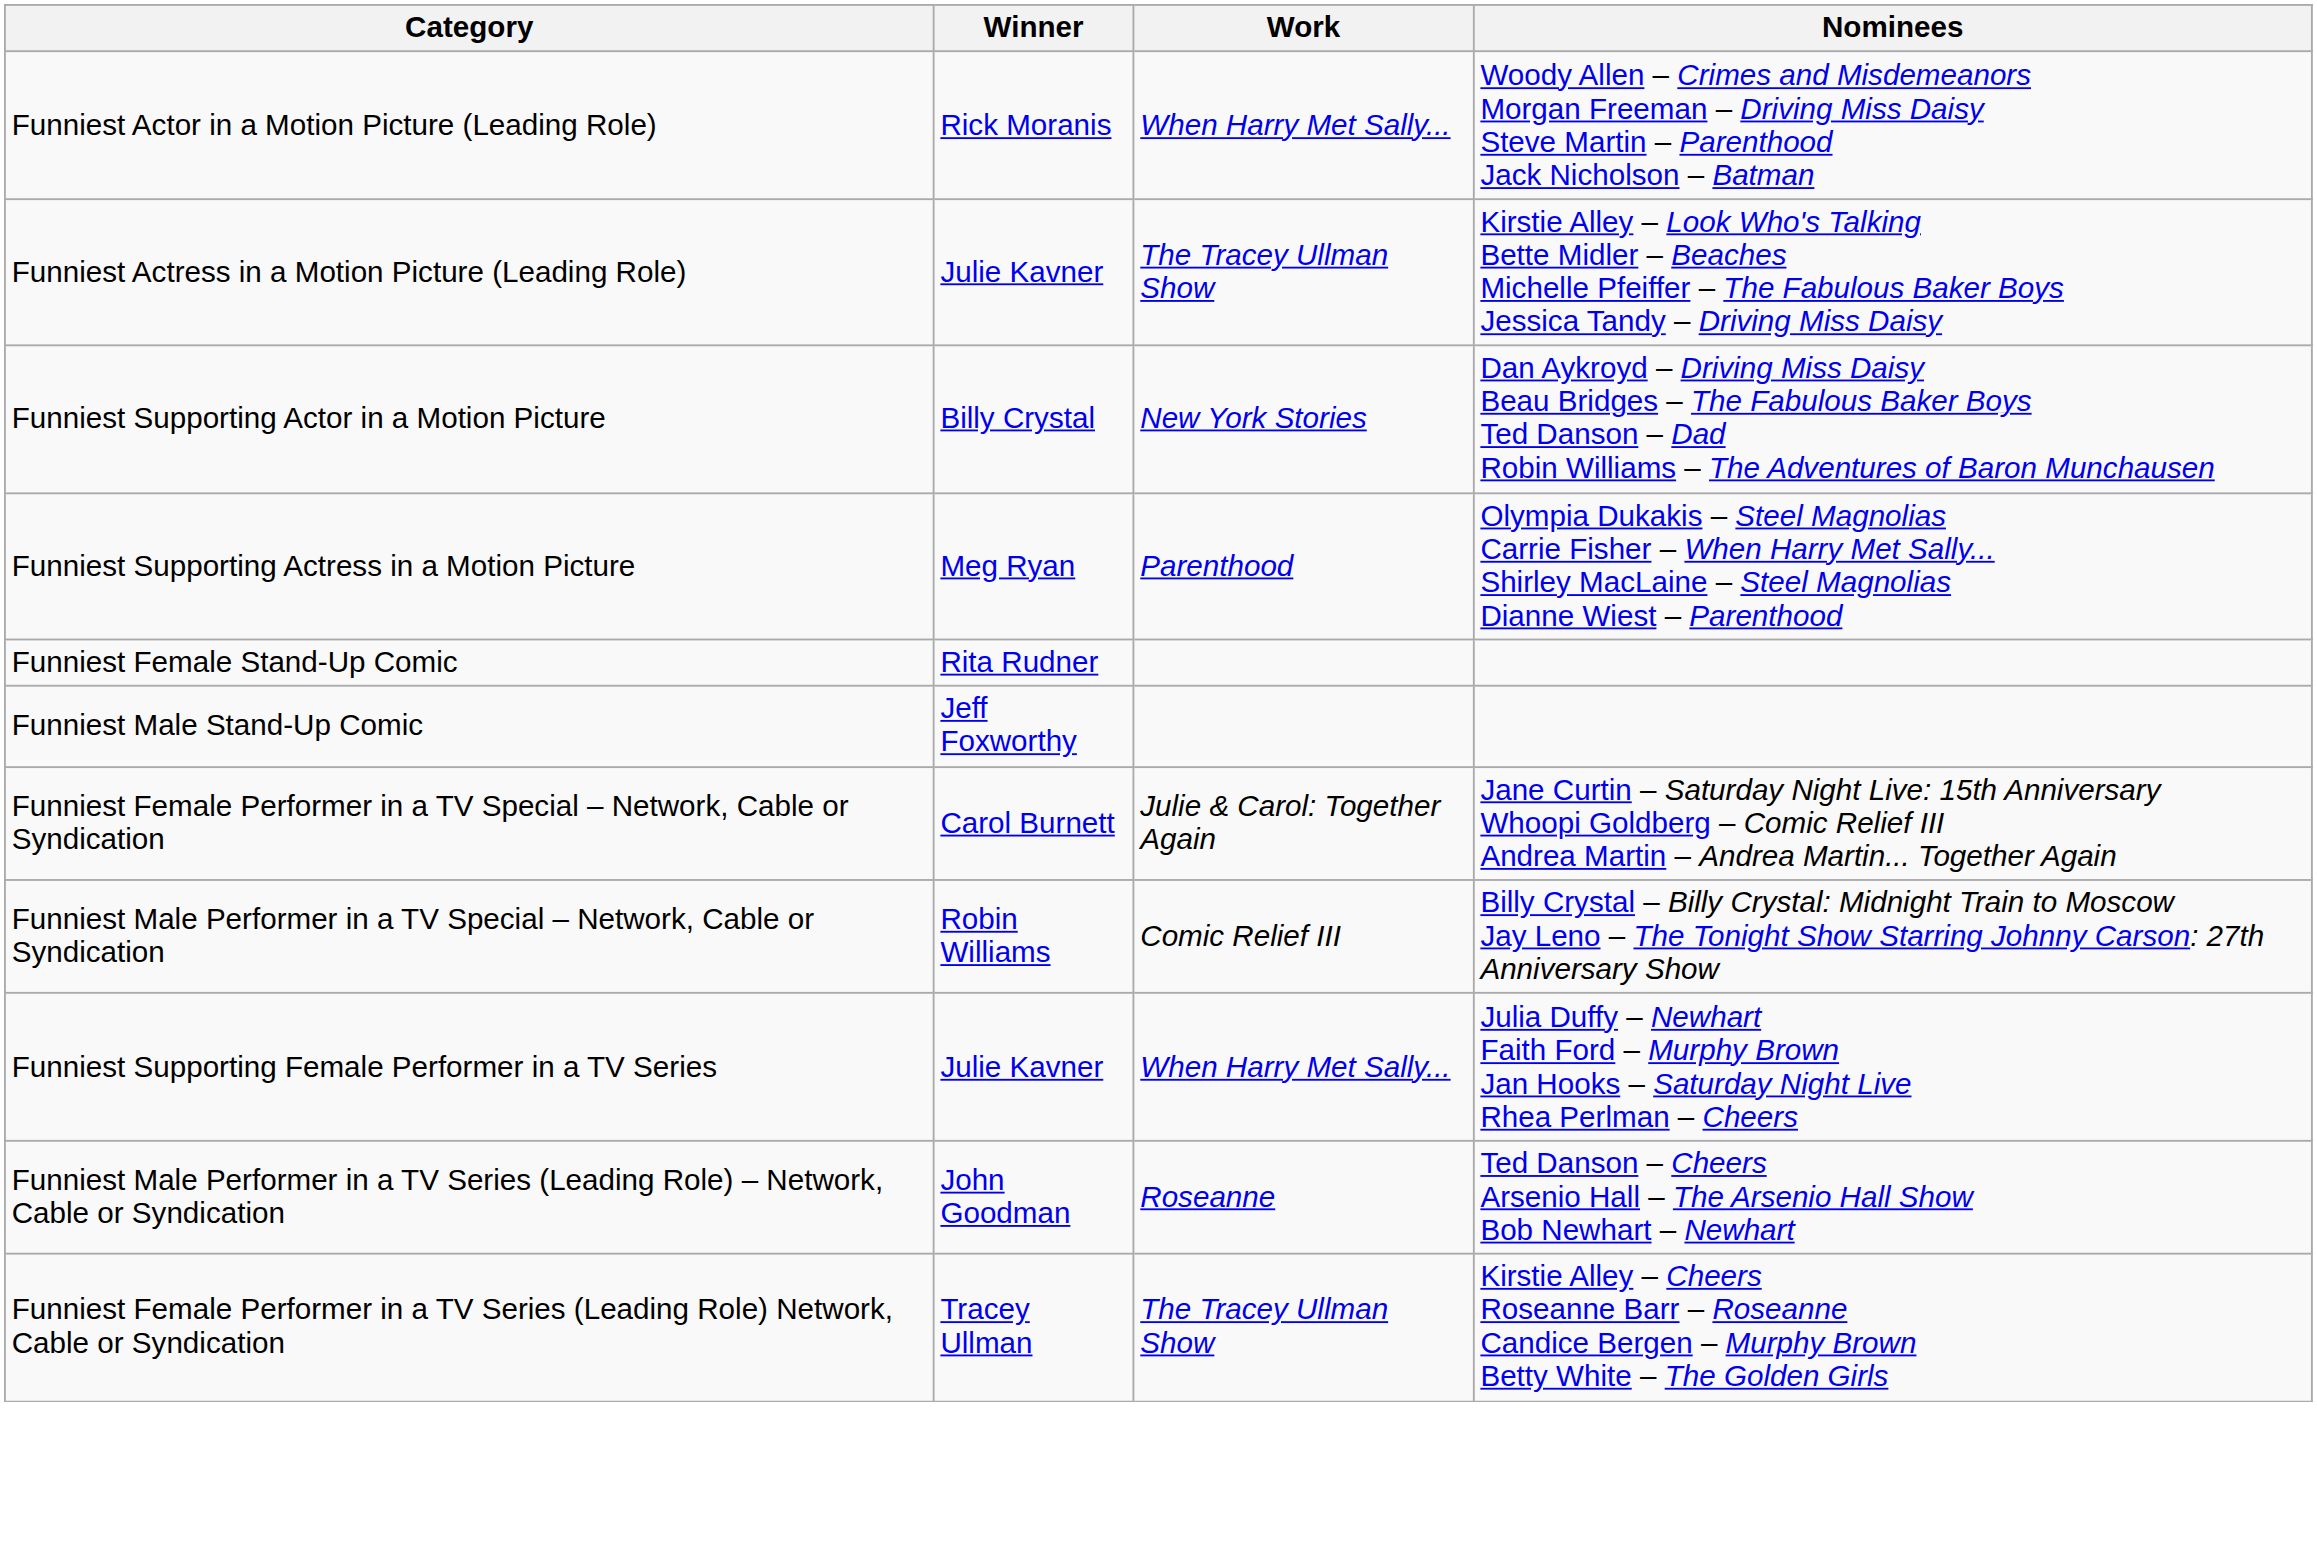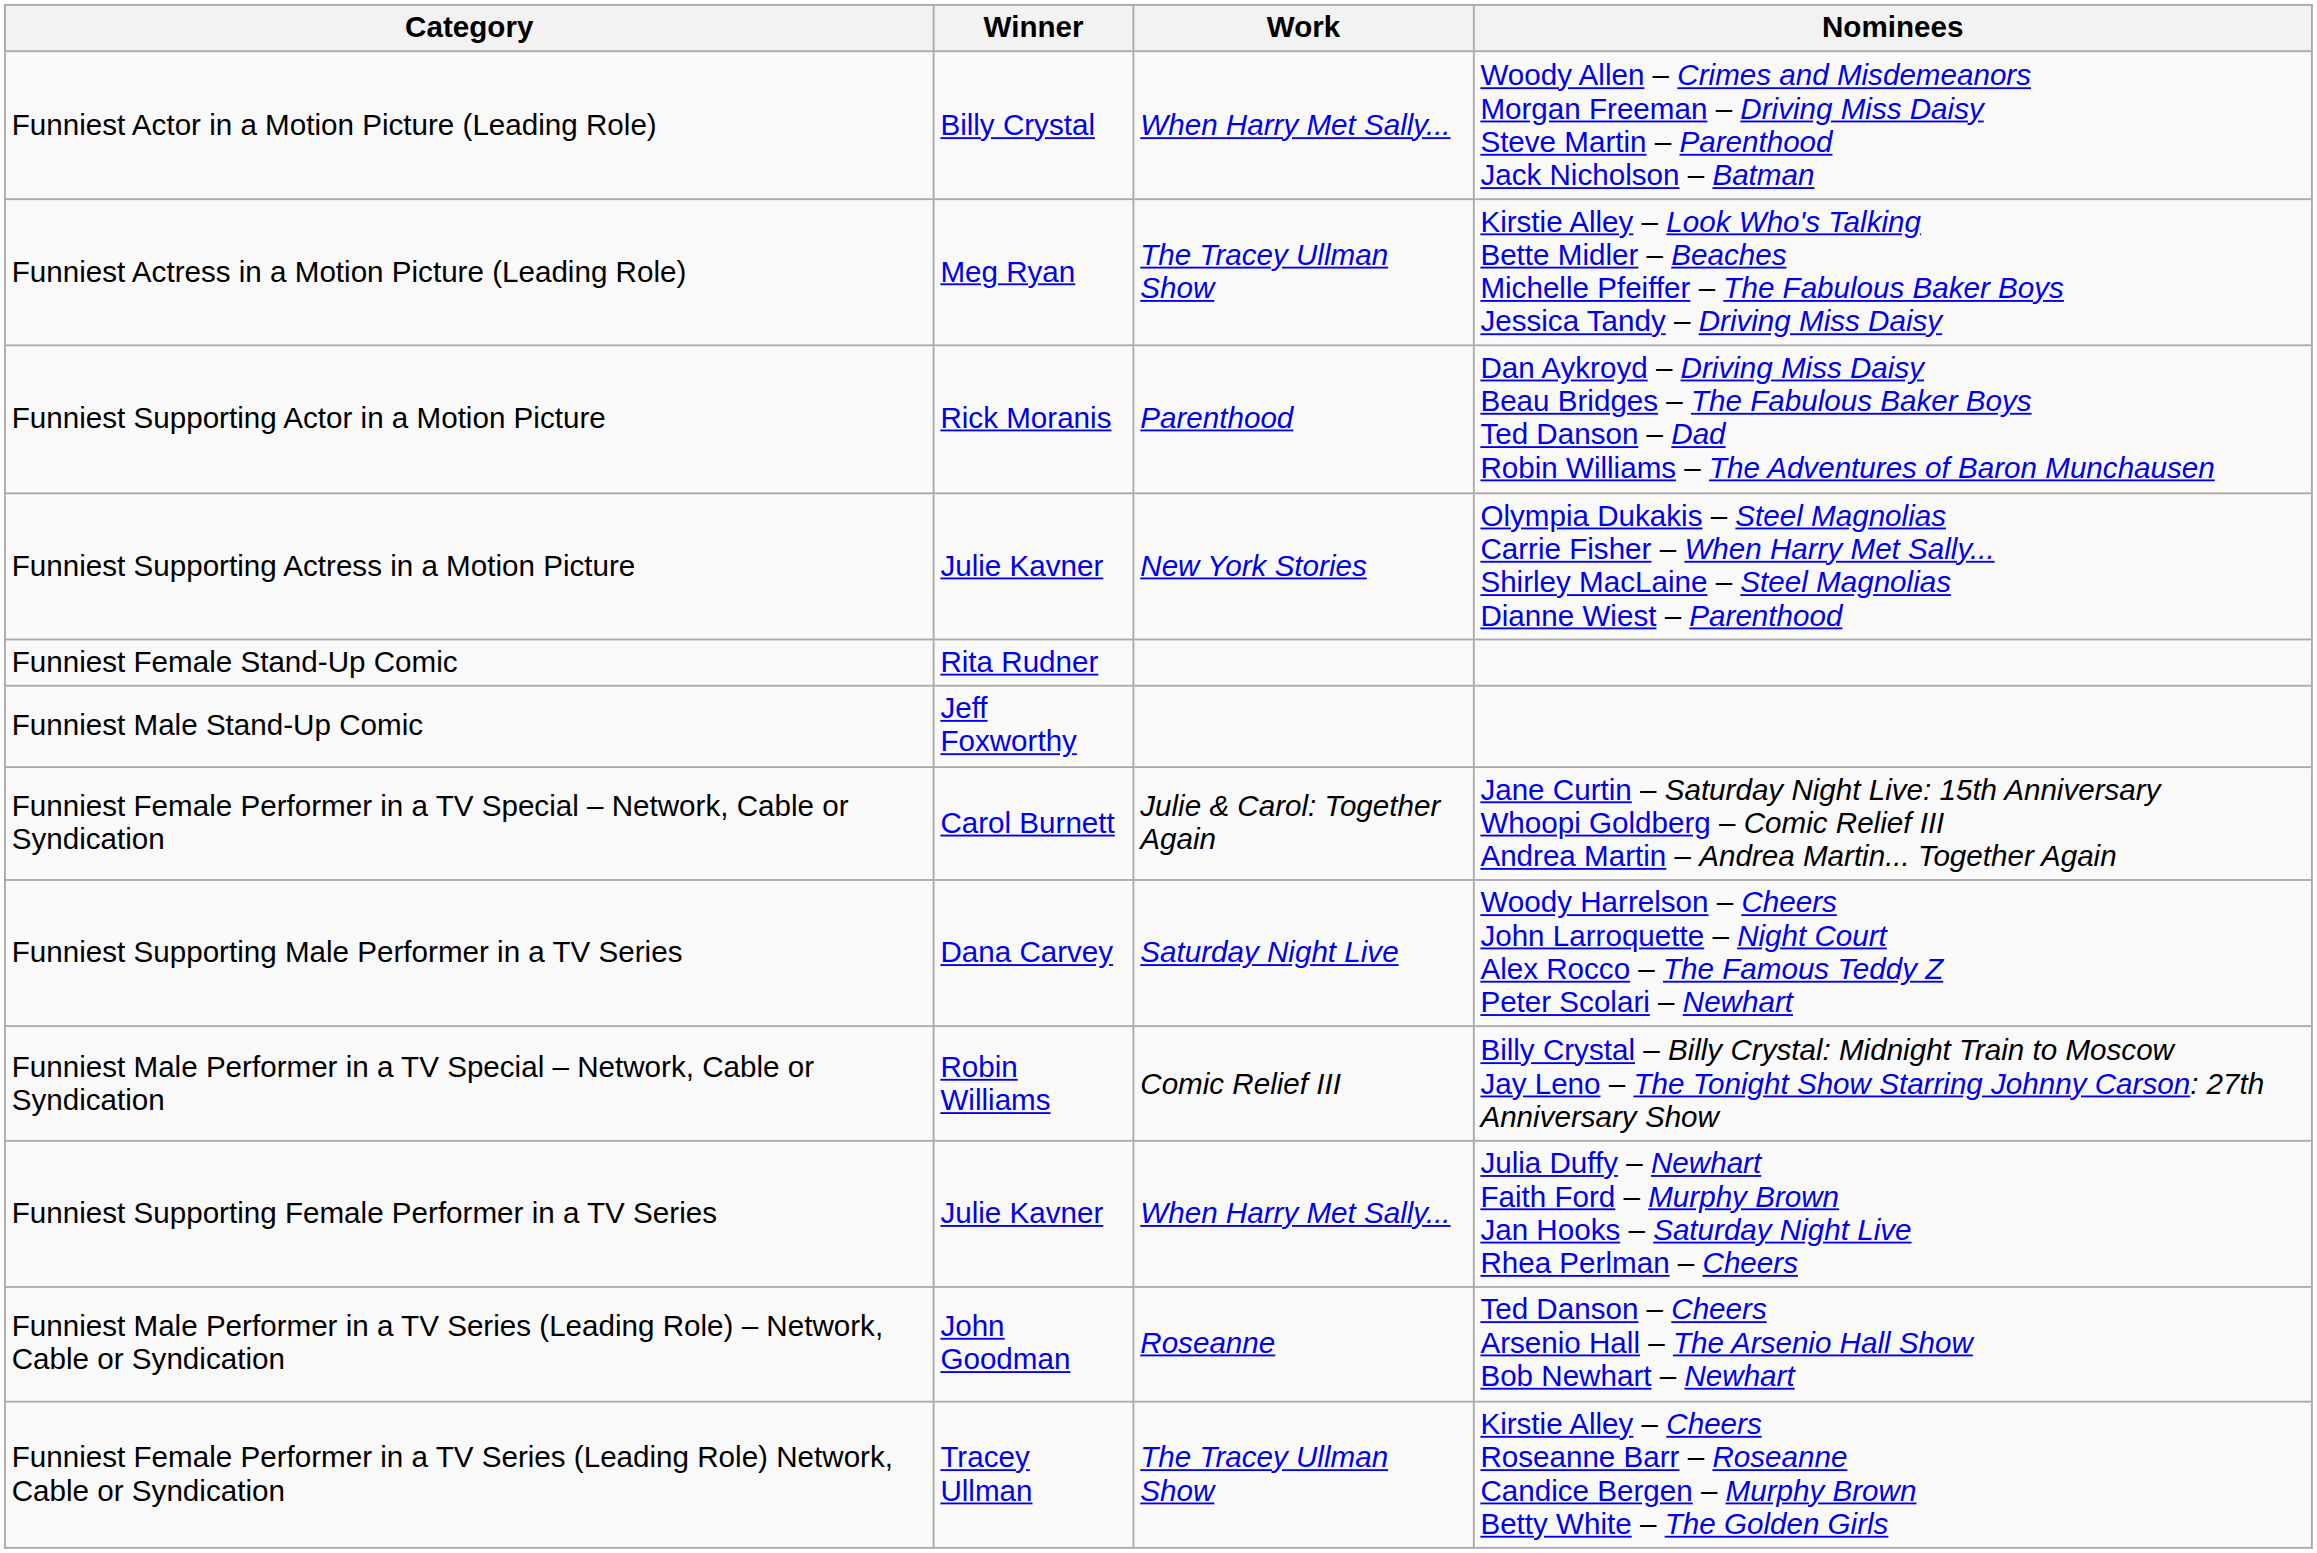(1026, 124) Rick Moranis -> (1018, 124) Billy Crystal
(1022, 271) Julie Kavner -> (1008, 271) Meg Ryan
(1018, 418) Billy Crystal -> (1026, 418) Rick Moranis
(1254, 418) New York Stories -> (1217, 418) Parenthood
(1008, 565) Meg Ryan -> (1022, 565) Julie Kavner
(1217, 565) Parenthood -> (1254, 565) New York Stories
+ row: (347, 952)
